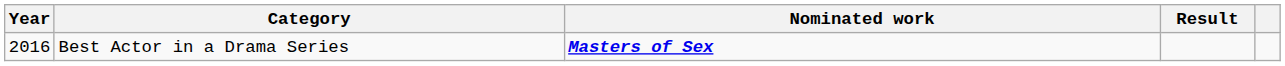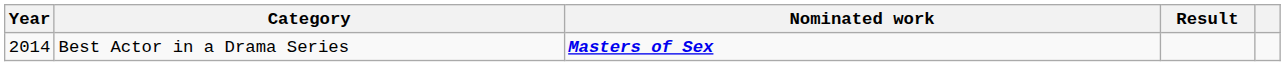(30, 47) 2016 -> (30, 47) 2014
